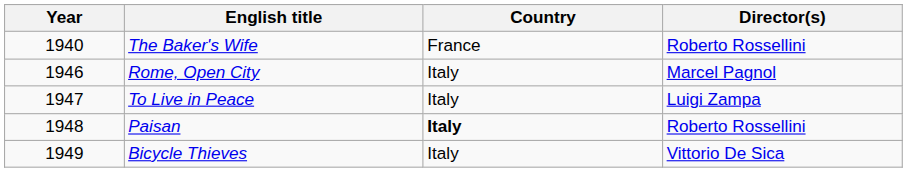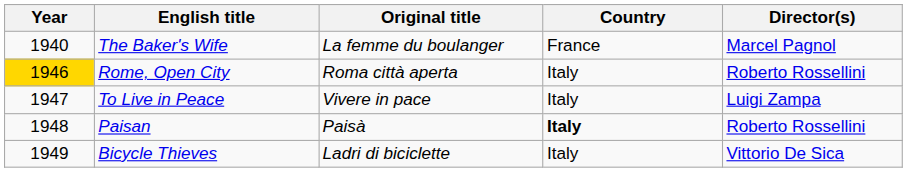+ column: (431, 18)
(736, 45) Roberto Rossellini -> (781, 45) Marcel Pagnol
(64, 72) no background -> (49, 72) gold background
(721, 72) Marcel Pagnol -> (796, 72) Roberto Rossellini
